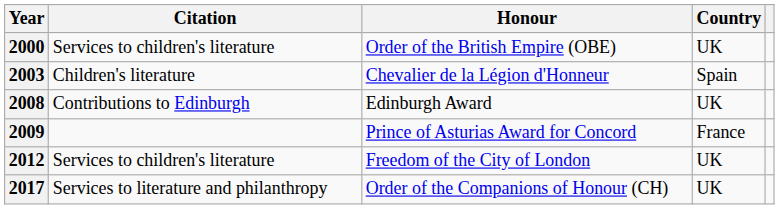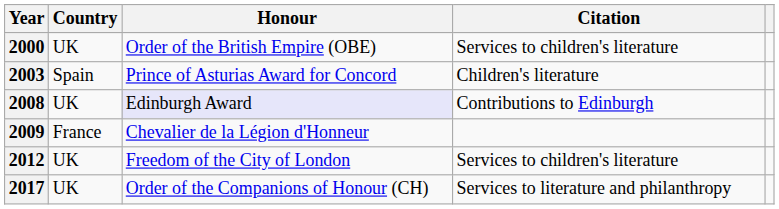columns swapped: (729, 18) <-> (205, 18)
(487, 75) Chevalier de la Légion d'Honneur -> (261, 75) Prince of Asturias Award for Concord
(429, 103) no background -> (189, 103) lavender background
(501, 132) Prince of Asturias Award for Concord -> (247, 132) Chevalier de la Légion d'Honneur
